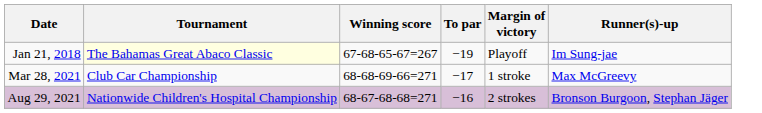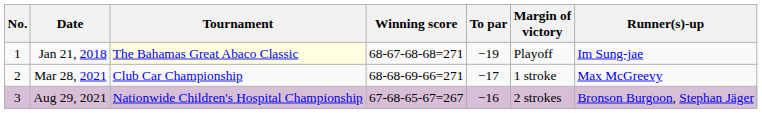+ column: (17, 23)
(390, 53) 67-68-65-67=267 -> (416, 53) 68-67-68-68=271
(390, 97) 68-67-68-68=271 -> (416, 97) 67-68-65-67=267
